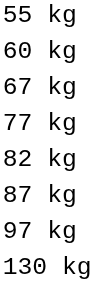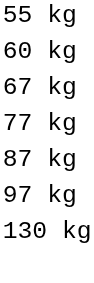- row: (40, 159)
